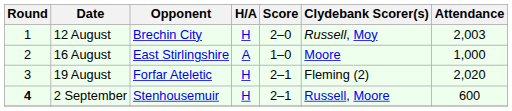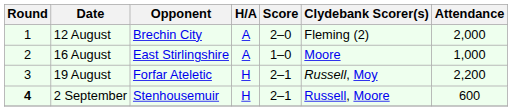(246, 34) H -> (246, 34) A
(341, 34) Russell, Moy -> (337, 34) Fleming (2)
(470, 34) 2,003 -> (470, 34) 2,000
(337, 75) Fleming (2) -> (341, 75) Russell, Moy
(470, 75) 2,020 -> (470, 75) 2,200
